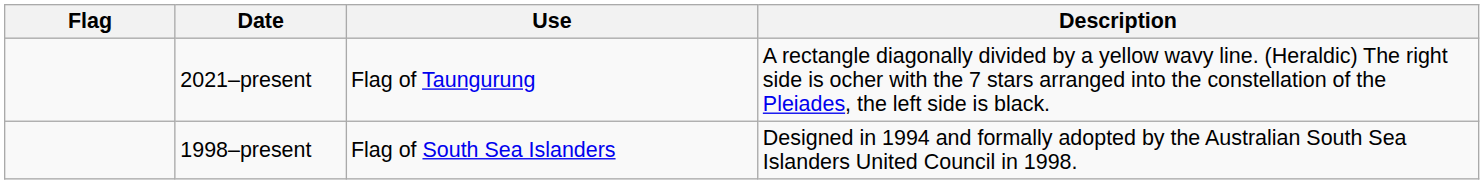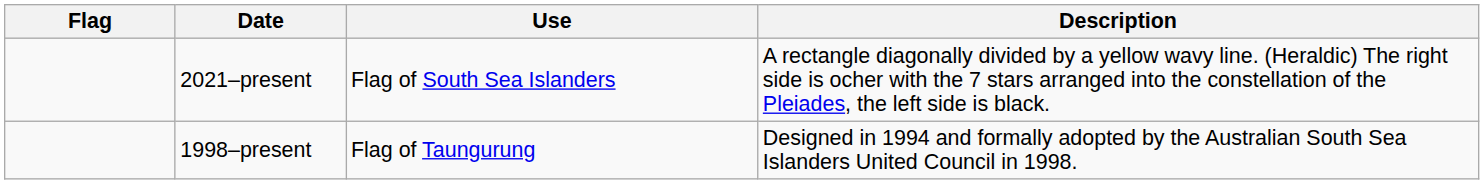(443, 79) Flag of Taungurung -> (483, 79) Flag of South Sea Islanders
(483, 149) Flag of South Sea Islanders -> (443, 149) Flag of Taungurung
